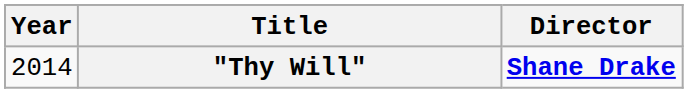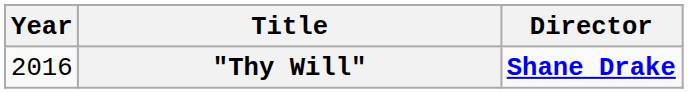(42, 68) 2014 -> (42, 68) 2016
